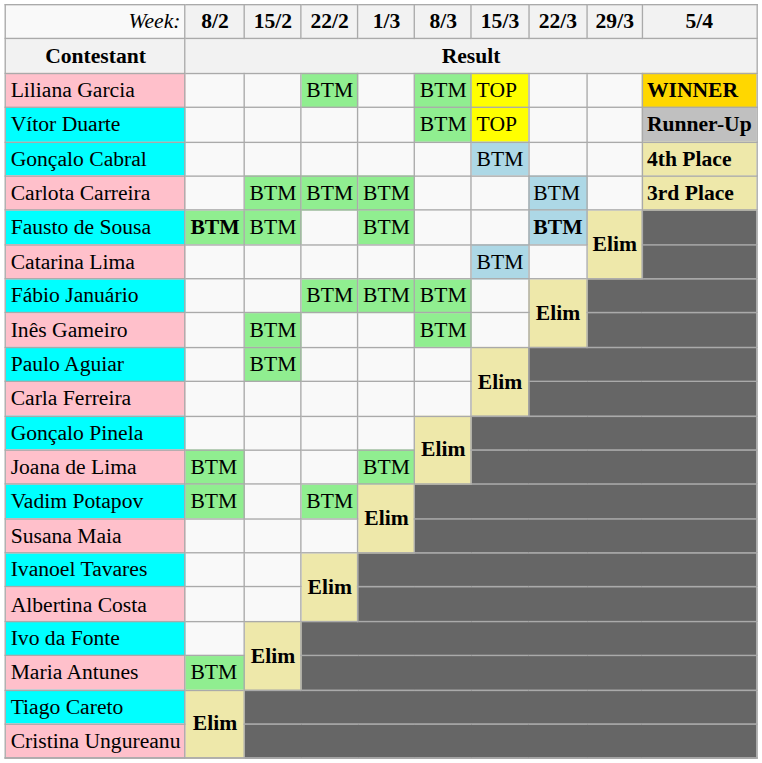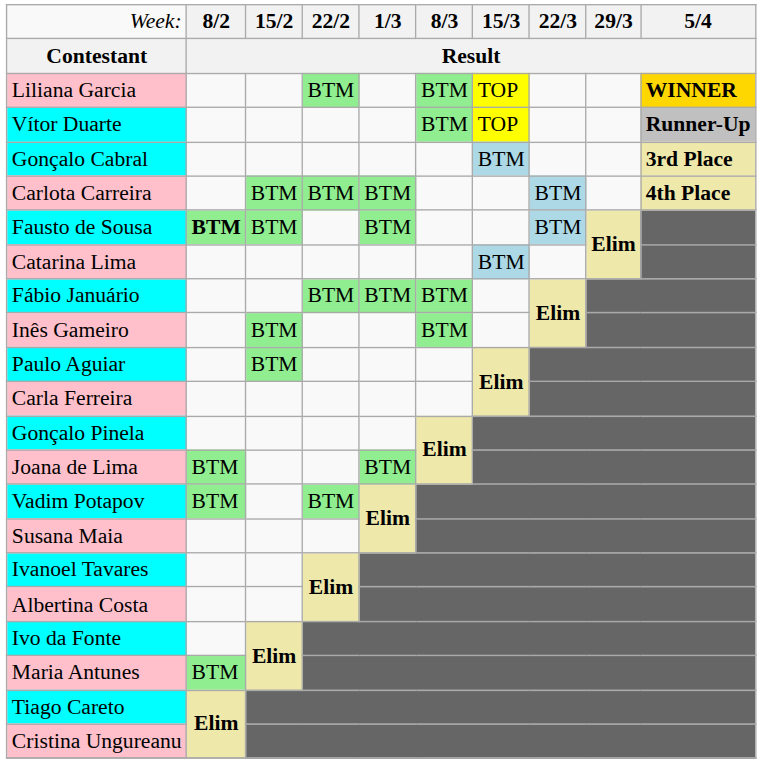(689, 158) 4th Place -> (689, 158) 3rd Place
(690, 192) 3rd Place -> (688, 192) 4th Place
(558, 227) bold -> (558, 227) normal
